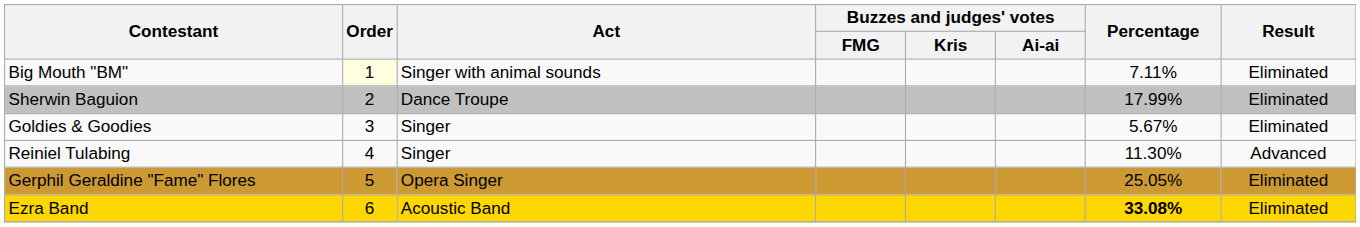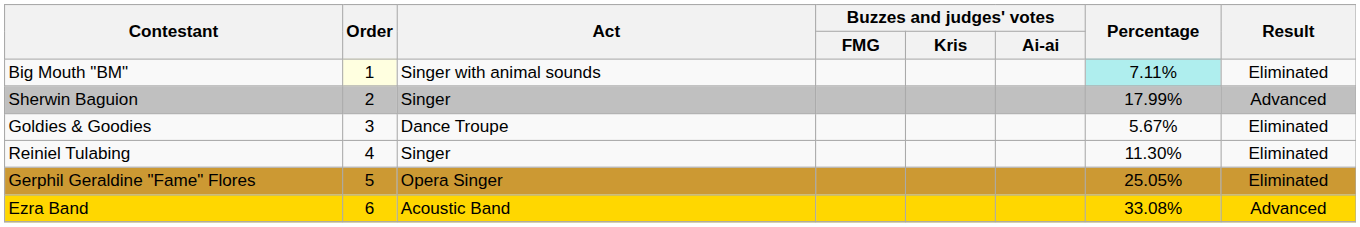(1153, 72) no background -> (1153, 72) paleturquoise background
(455, 99) Dance Troupe -> (426, 99) Singer
(1288, 99) Eliminated -> (1288, 99) Advanced
(426, 126) Singer -> (455, 126) Dance Troupe
(1288, 153) Advanced -> (1288, 153) Eliminated
(1153, 208) bold -> (1153, 208) normal
(1288, 208) Eliminated -> (1288, 208) Advanced
